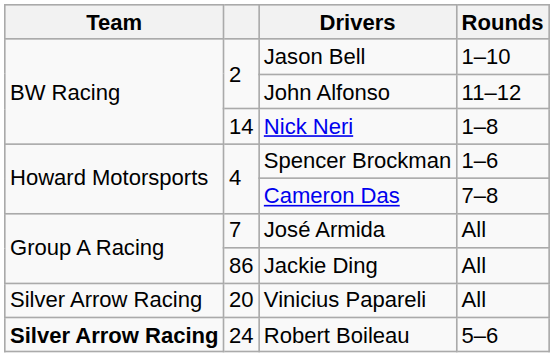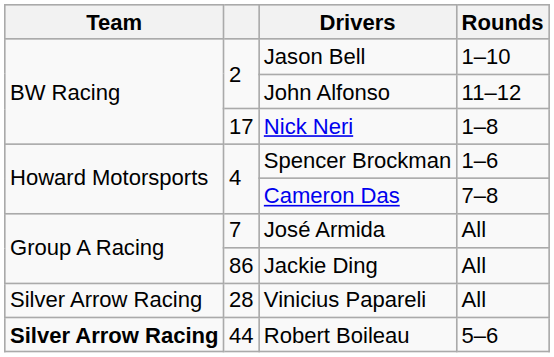(241, 126) 14 -> (241, 126) 17
(241, 300) 20 -> (241, 300) 28
(241, 334) 24 -> (241, 334) 44
